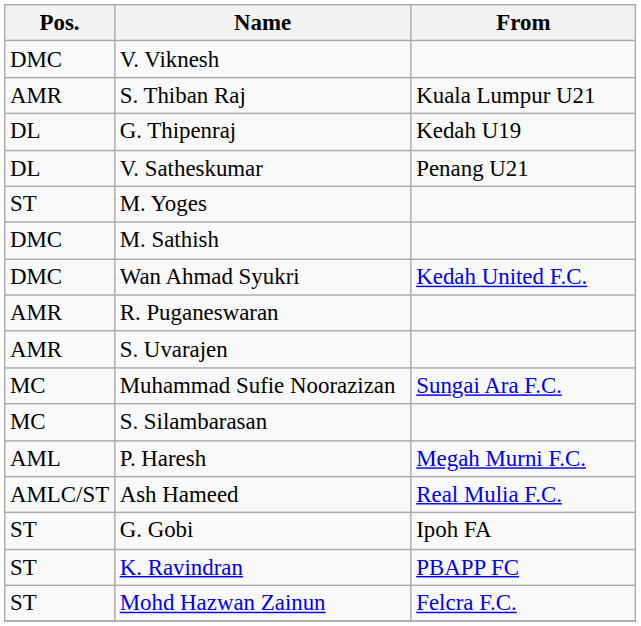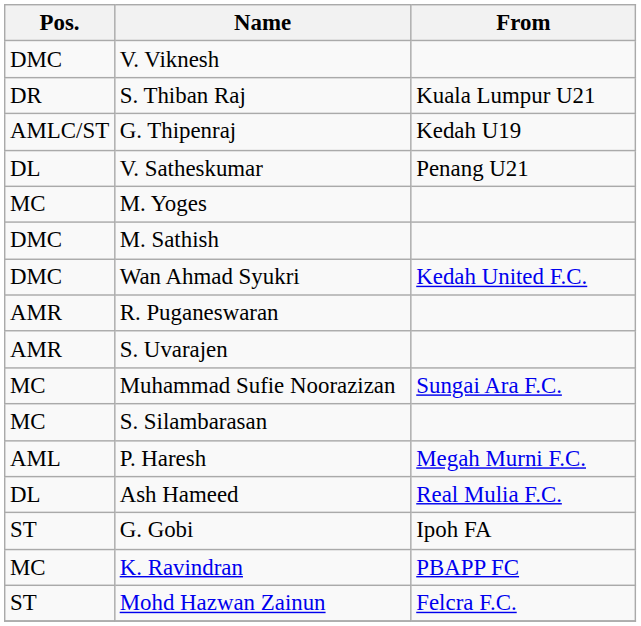(36, 95) AMR -> (26, 95) DR
(25, 131) DL -> (60, 131) AMLC/ST
(23, 204) ST -> (28, 204) MC
(60, 494) AMLC/ST -> (25, 494) DL
(23, 566) ST -> (28, 566) MC
